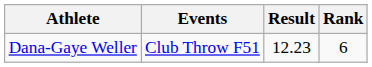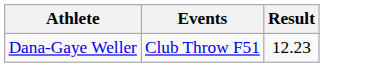- column: (343, 19)
